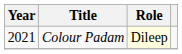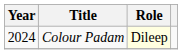(22, 37) 2021 -> (22, 37) 2024
